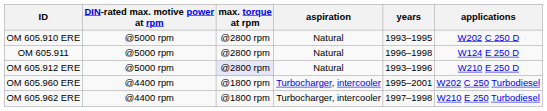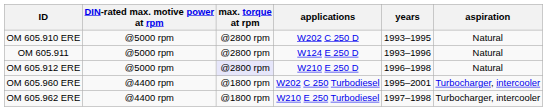columns swapped: (328, 17) <-> (488, 17)
(409, 52) 1996–1998 -> (408, 52) 1993–1996
(409, 67) 1993–1996 -> (408, 67) 1996–1998
